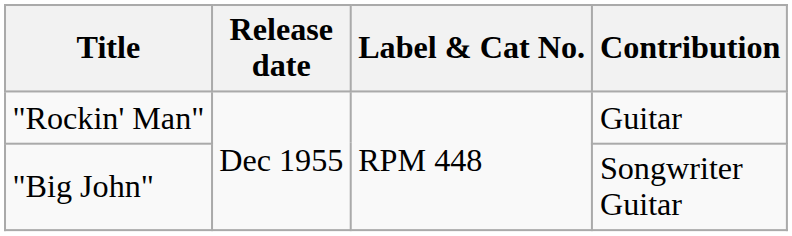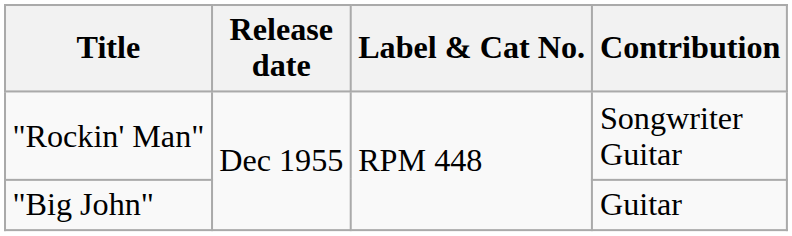(641, 117) Guitar -> (671, 135) Songwriter Guitar
(671, 186) Songwriter Guitar -> (641, 204) Guitar
